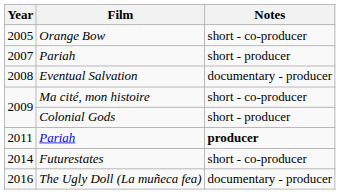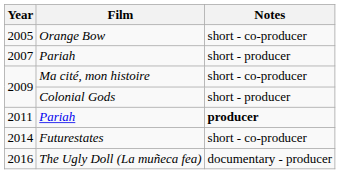- row: (20, 76)
